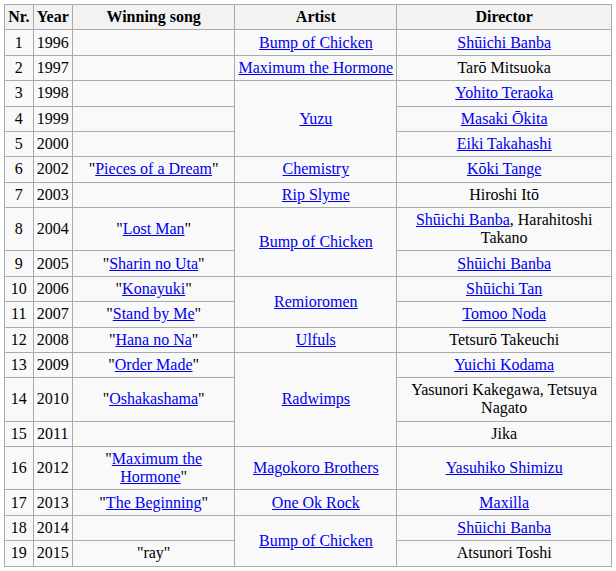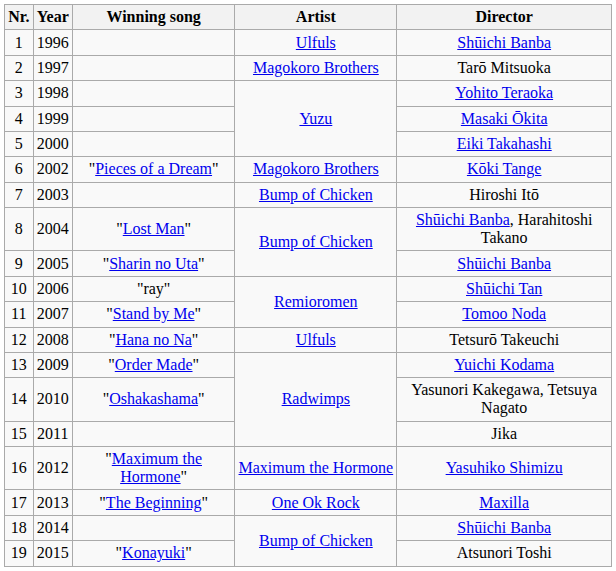(316, 42) Bump of Chicken -> (316, 42) Ulfuls
(316, 67) Maximum the Hormone -> (316, 67) Magokoro Brothers
(316, 169) Chemistry -> (316, 169) Magokoro Brothers
(316, 194) Rip Slyme -> (316, 194) Bump of Chicken
(154, 288) "Konayuki" -> (154, 288) "ray"
(316, 468) Magokoro Brothers -> (316, 468) Maximum the Hormone
(154, 553) "ray" -> (154, 553) "Konayuki"
